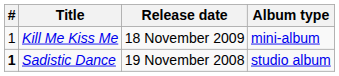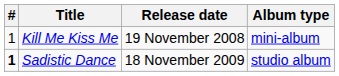(185, 37) 18 November 2009 -> (185, 37) 19 November 2008
(185, 60) 19 November 2008 -> (185, 60) 18 November 2009
